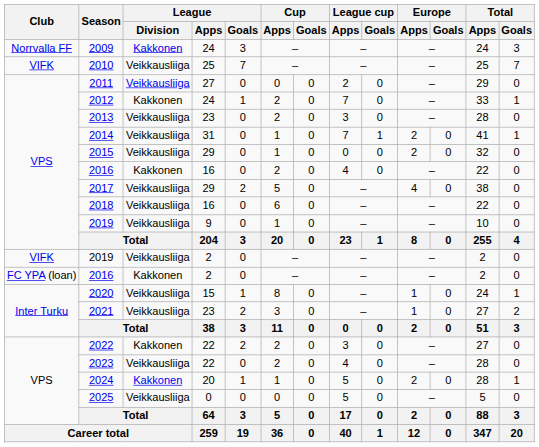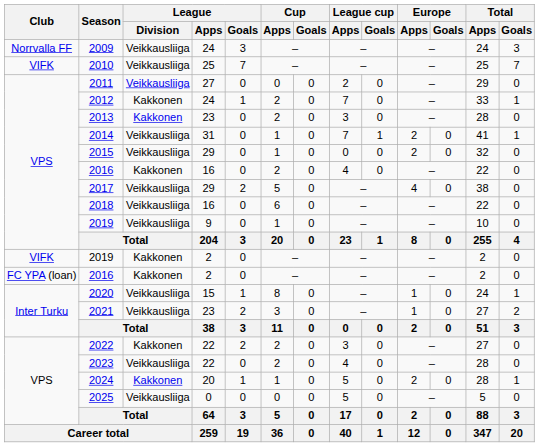(158, 48) Kakkonen -> (158, 48) Veikkausliiga
(158, 118) Veikkausliiga -> (158, 118) Kakkonen
(158, 258) Veikkausliiga -> (158, 258) Kakkonen
